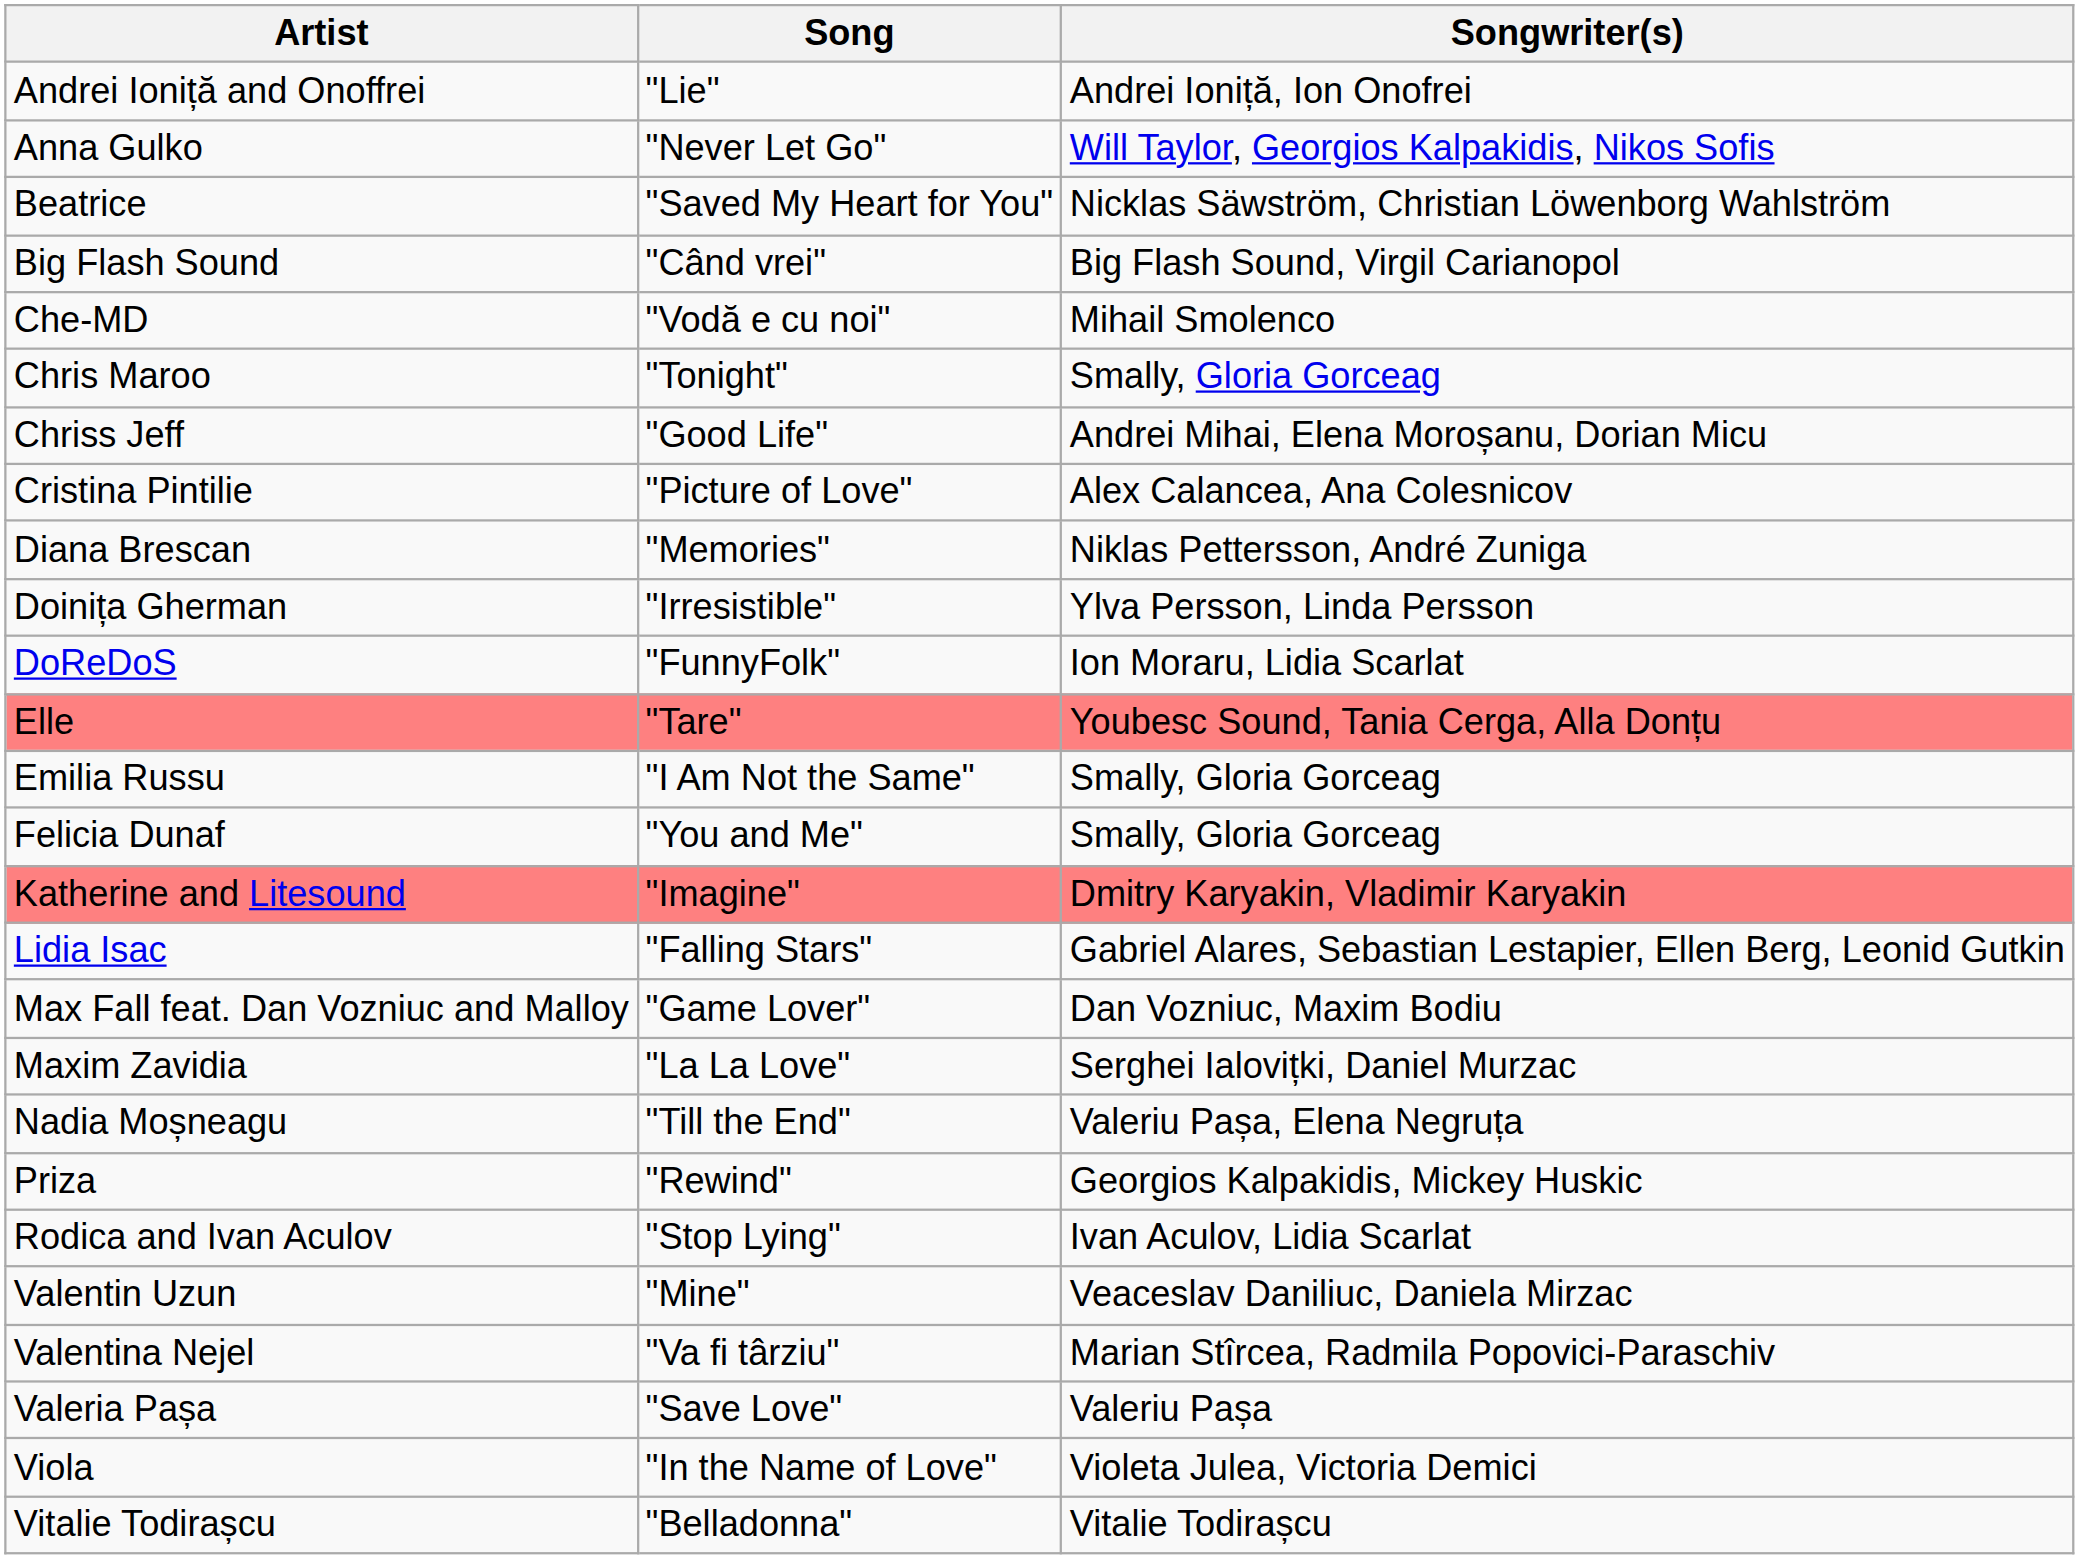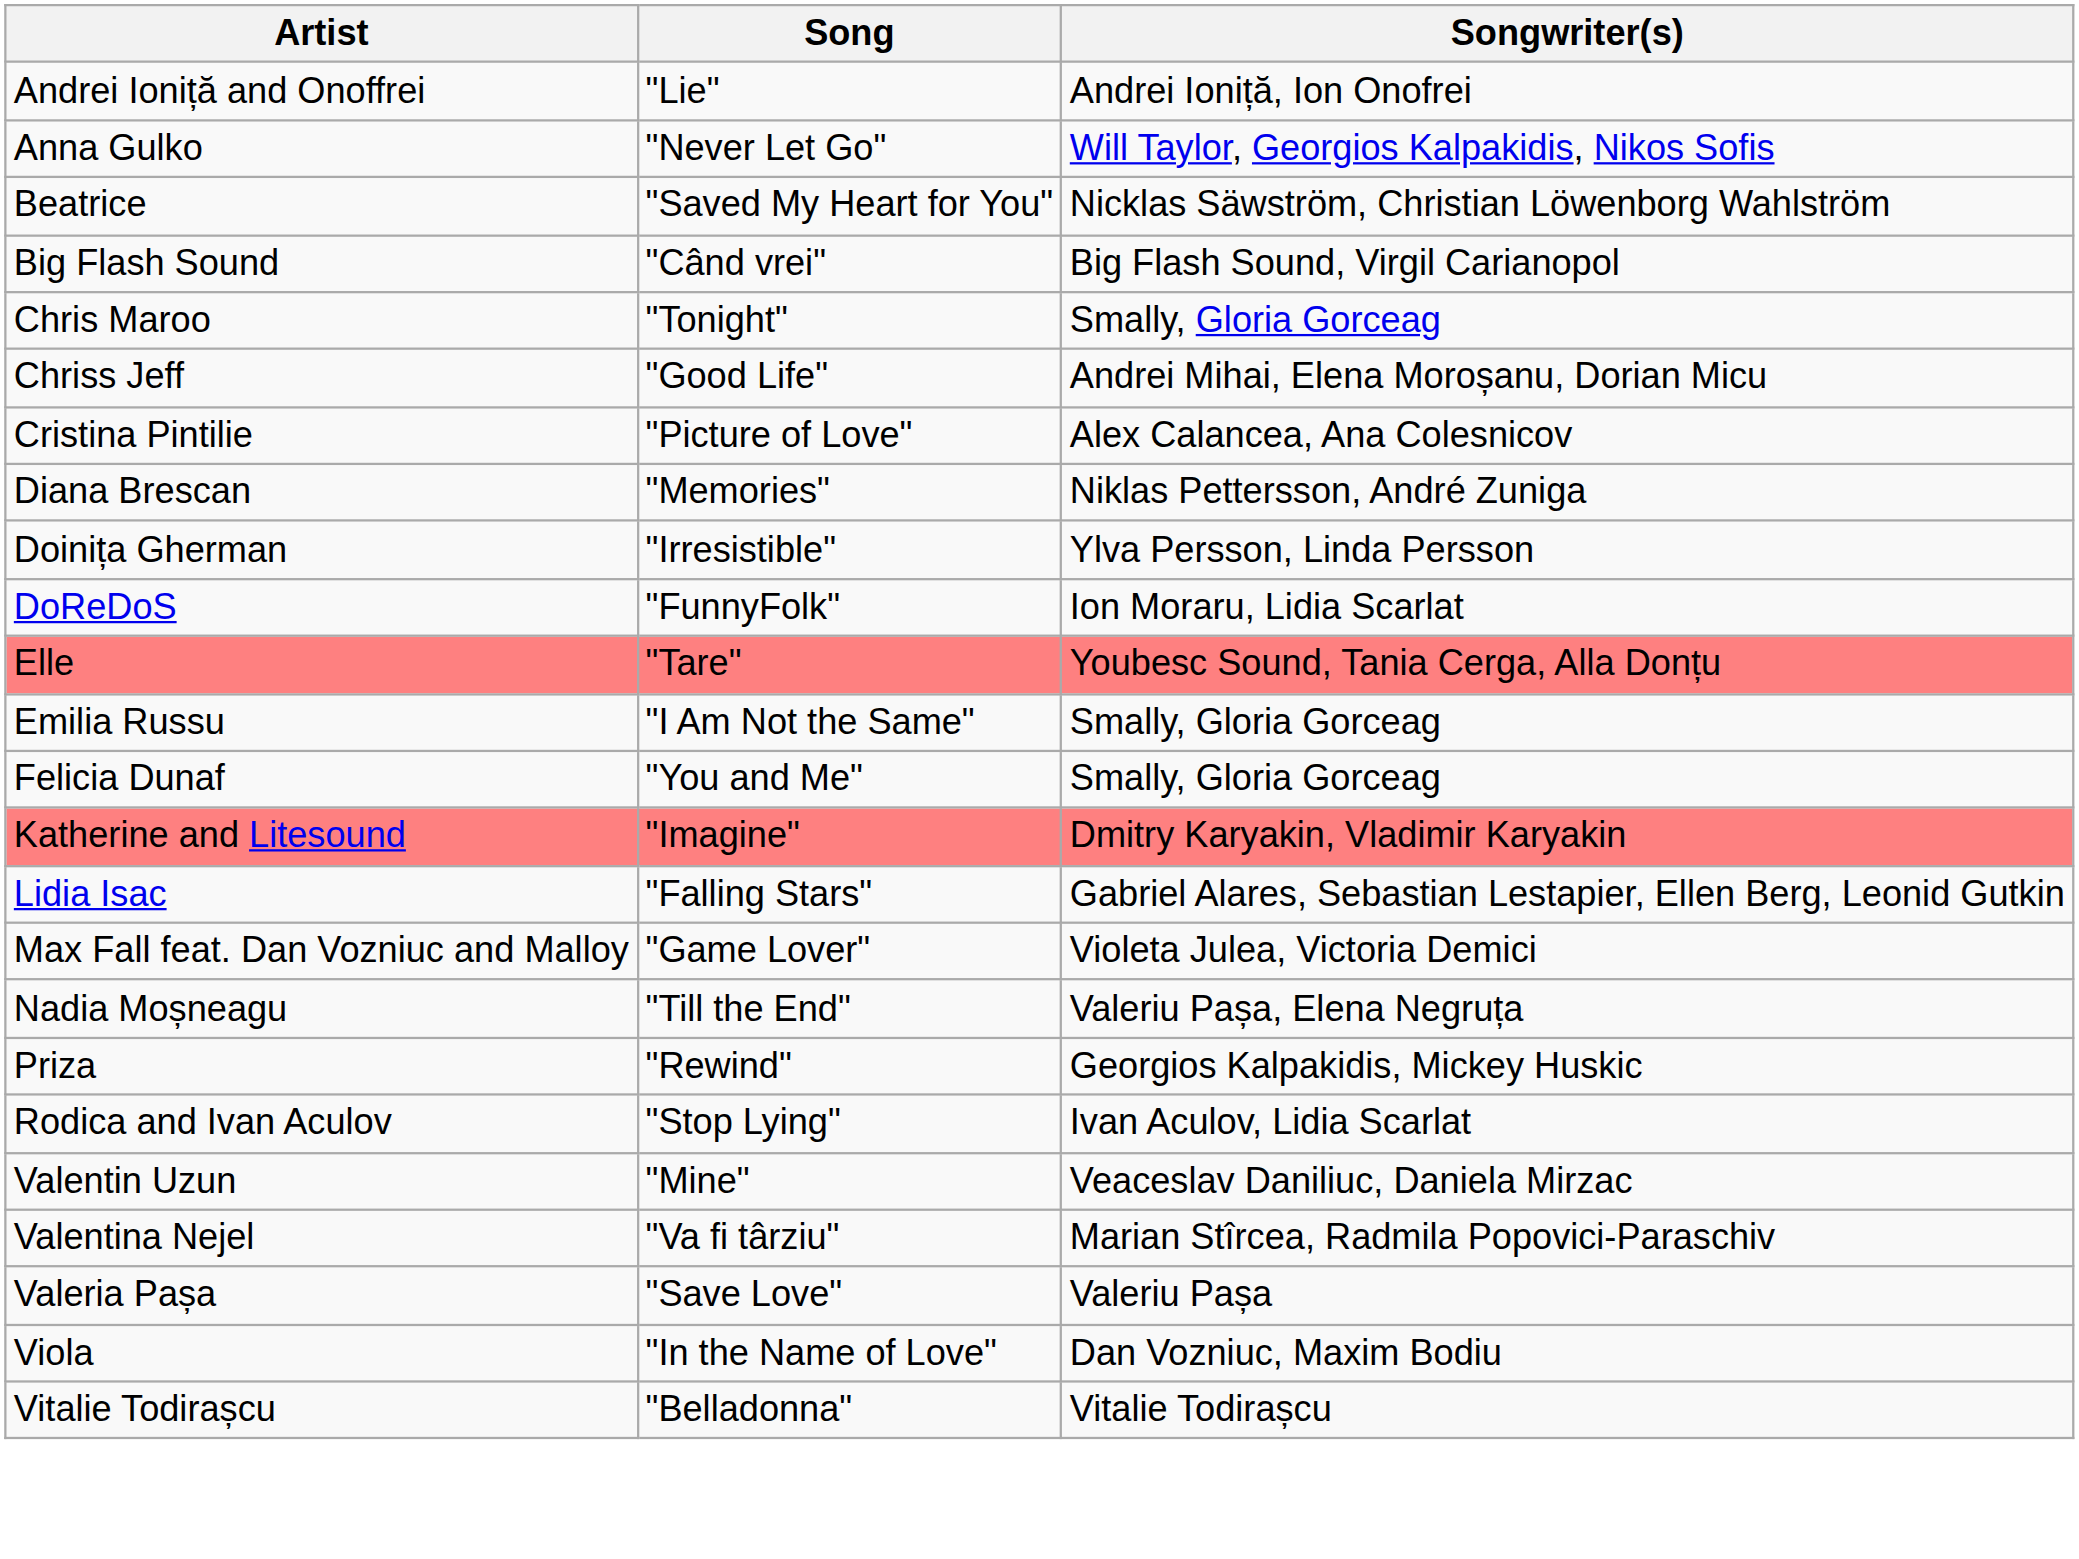- row: (81, 319)
(1286, 1008) Dan Vozniuc, Maxim Bodiu -> (1303, 950) Violeta Julea, Victoria Demici
- row: (130, 1065)
(1303, 1466) Violeta Julea, Victoria Demici -> (1286, 1352) Dan Vozniuc, Maxim Bodiu
